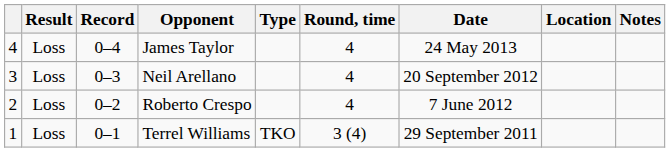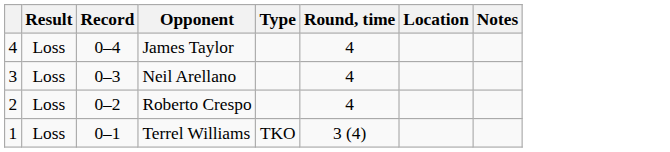- column: (471, 18)
